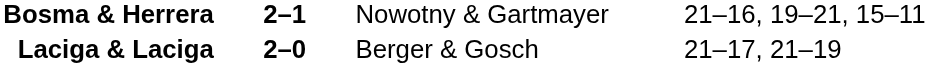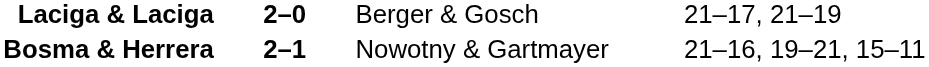rows swapped: (109, 14) <-> (116, 49)
